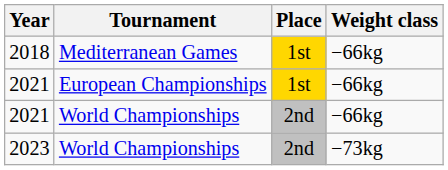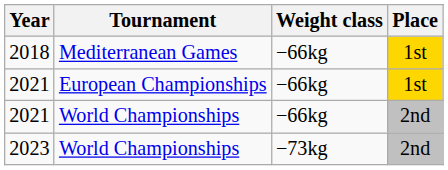columns swapped: (299, 20) <-> (385, 20)
